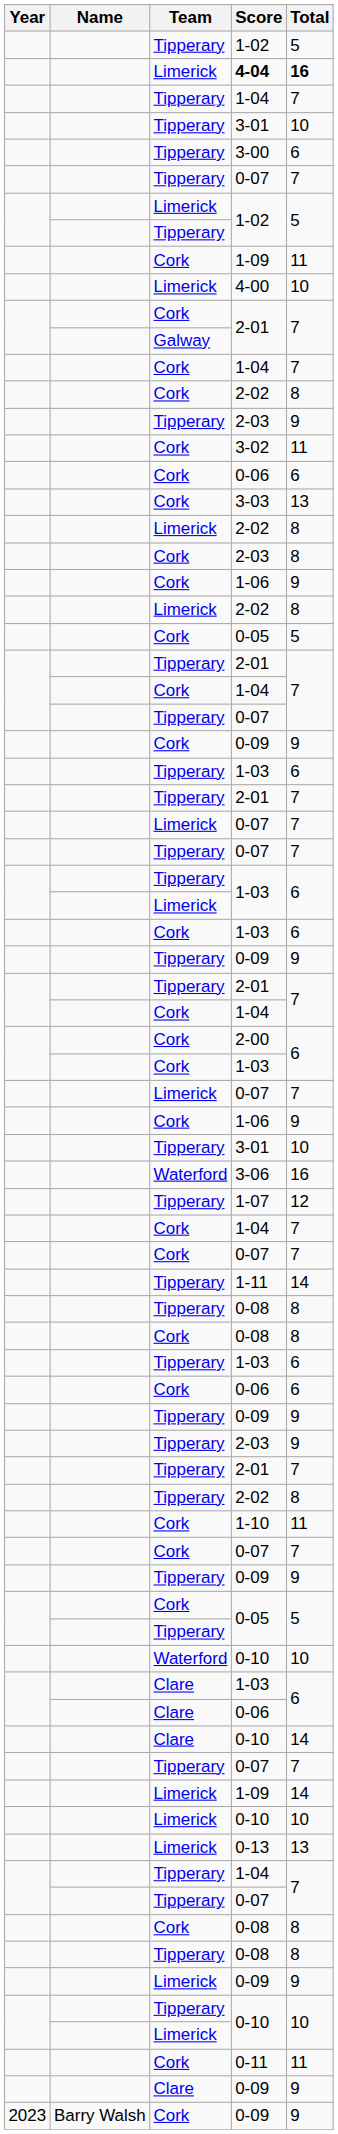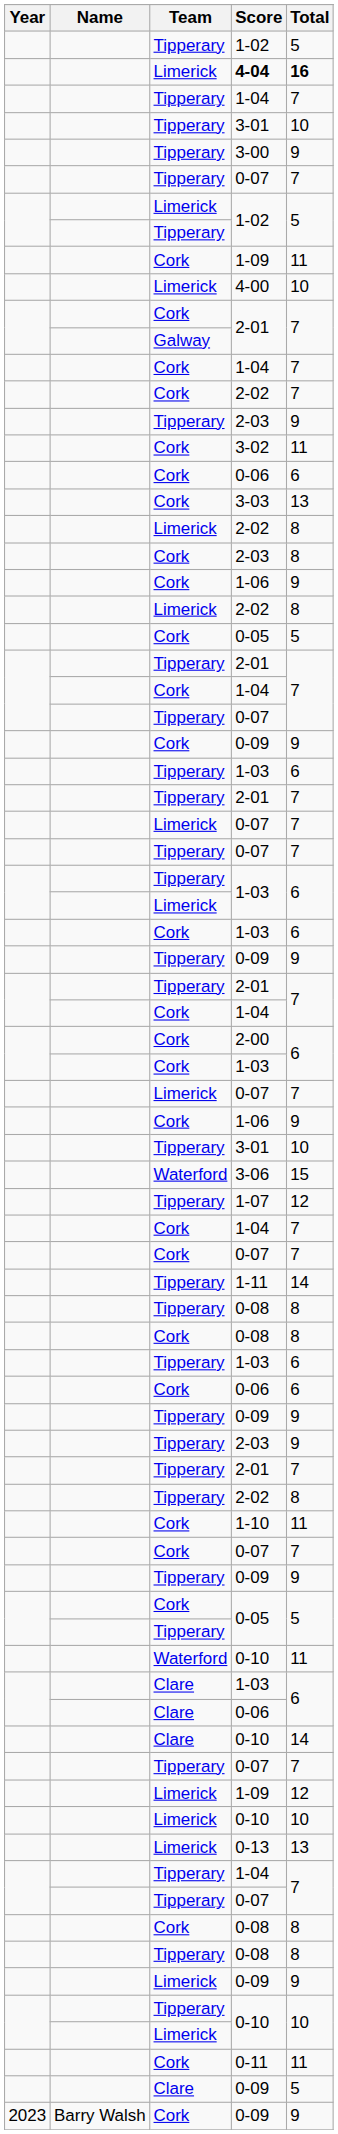(295, 152) 6 -> (295, 152) 9
(295, 394) 8 -> (295, 394) 7
(300, 1174) 16 -> (300, 1174) 15
(300, 1658) 10 -> (299, 1658) 11
(300, 1793) 14 -> (300, 1793) 12
(295, 2089) 9 -> (295, 2089) 5
